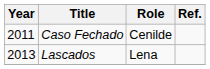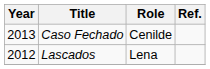(21, 34) 2011 -> (21, 34) 2013
(21, 54) 2013 -> (21, 54) 2012
